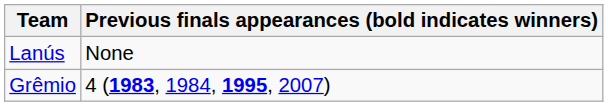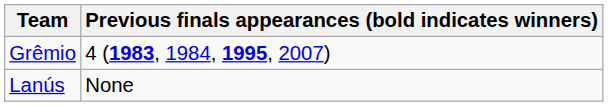rows swapped: (43, 85) <-> (37, 52)
